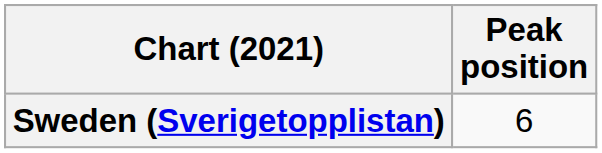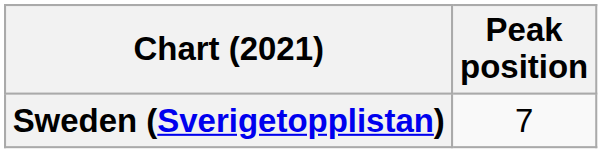(524, 119) 6 -> (524, 119) 7
